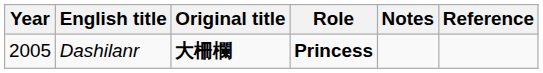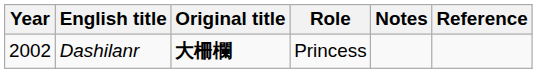(30, 51) 2005 -> (30, 51) 2002
(334, 51) bold -> (330, 51) normal
